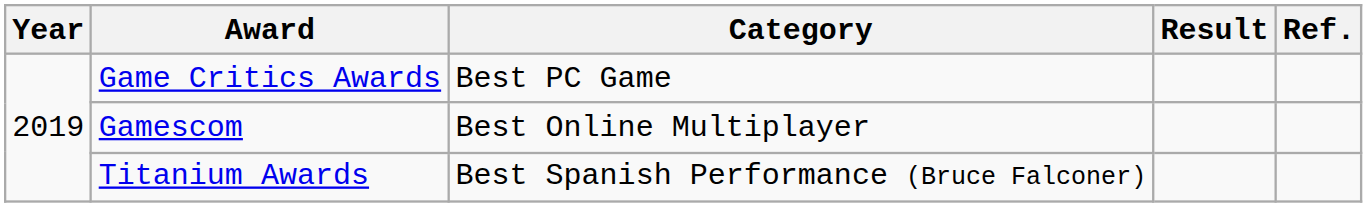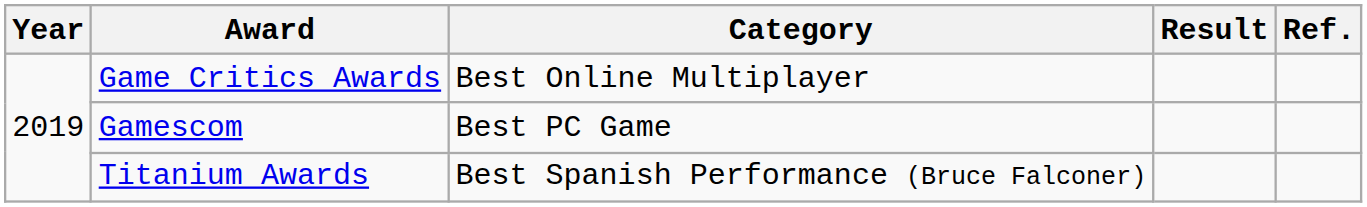(564, 79) Best PC Game -> (663, 79) Best Online Multiplayer
(663, 128) Best Online Multiplayer -> (564, 128) Best PC Game
